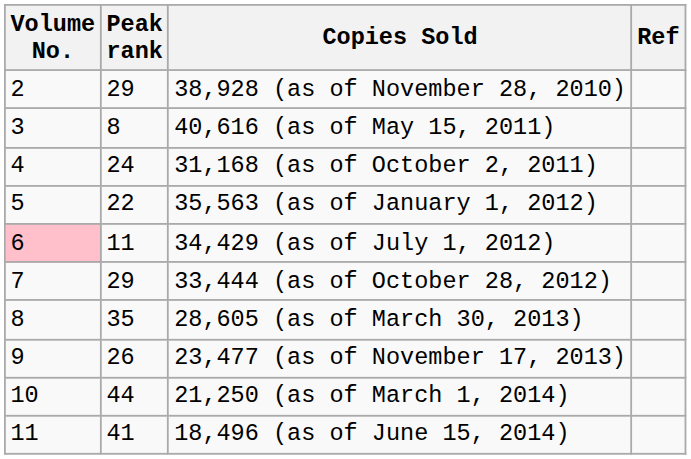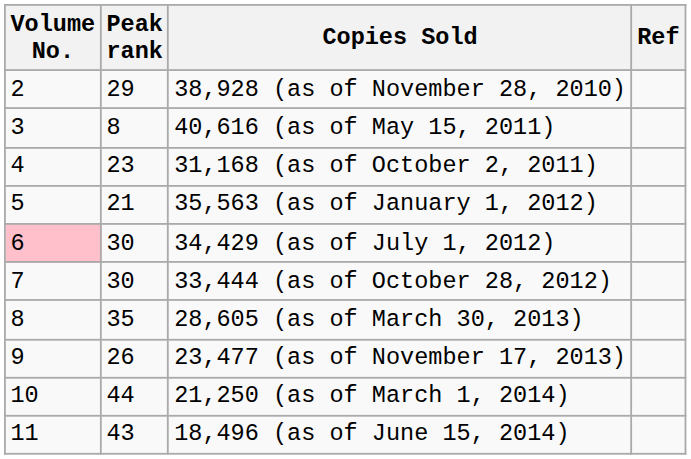(121, 166) 24 -> (121, 166) 23
(121, 205) 22 -> (121, 205) 21
(121, 243) 11 -> (121, 243) 30
(121, 281) 29 -> (121, 281) 30
(121, 435) 41 -> (121, 435) 43
